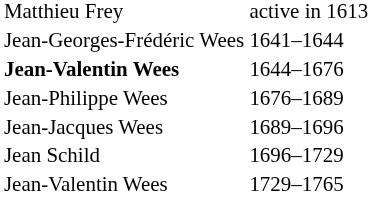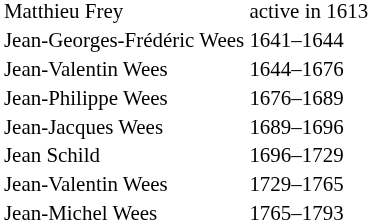(92, 69) bold -> (86, 69) normal
+ row: (297, 213)
